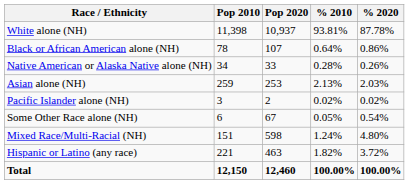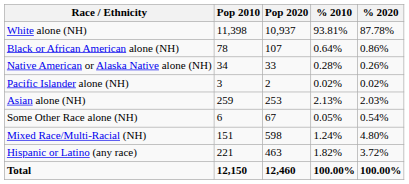rows swapped: (46, 83) <-> (68, 100)
